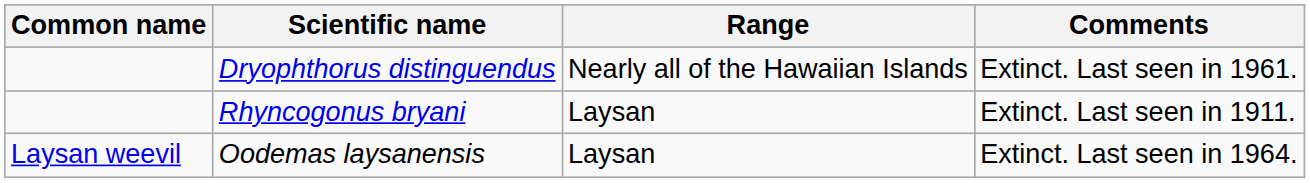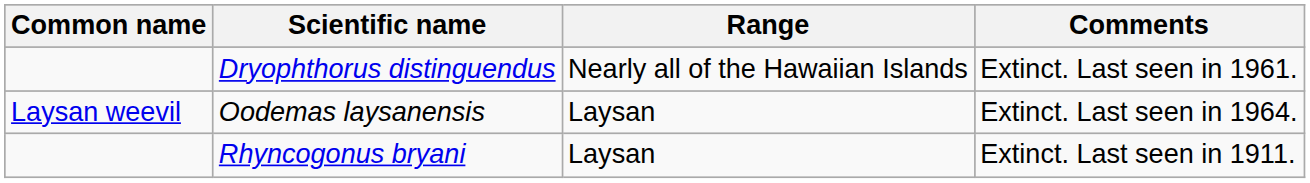rows swapped: (352, 154) <-> (342, 111)
